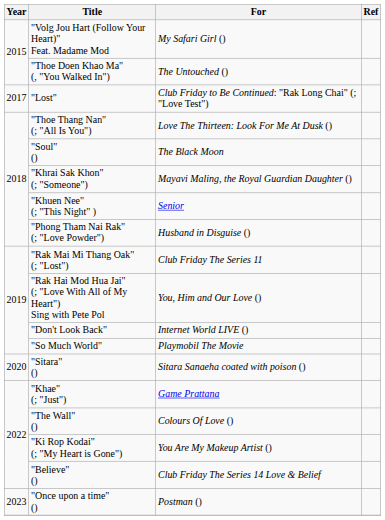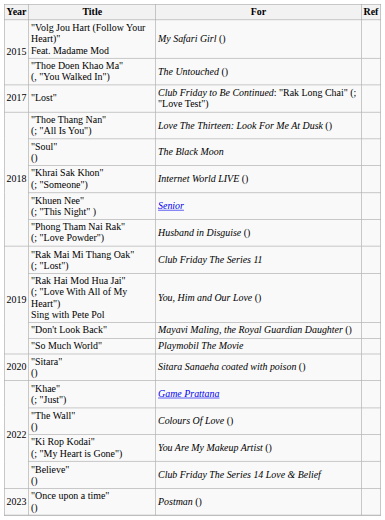(255, 179) Mayavi Maling, the Royal Guardian Daughter () -> (203, 179) Internet World LIVE ()
(203, 330) Internet World LIVE () -> (255, 330) Mayavi Maling, the Royal Guardian Daughter ()
